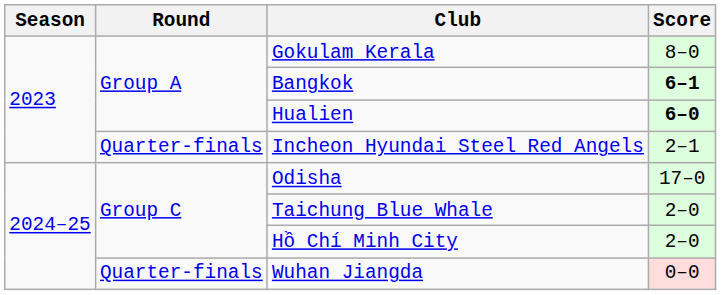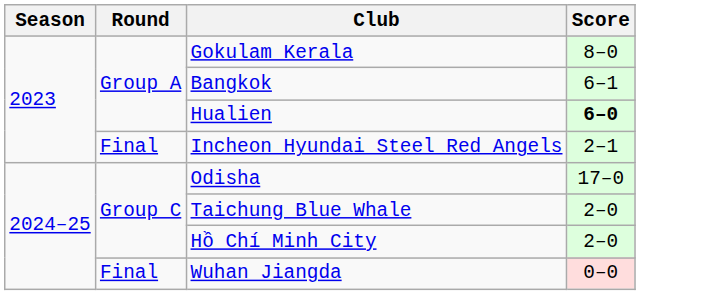(682, 84) bold -> (601, 84) normal
(181, 147) Quarter-finals -> (129, 147) Final
(181, 273) Quarter-finals -> (129, 273) Final
